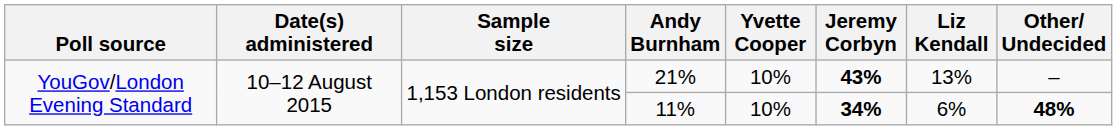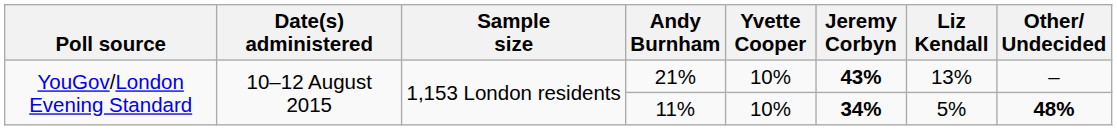(951, 109) 6% -> (951, 109) 5%
